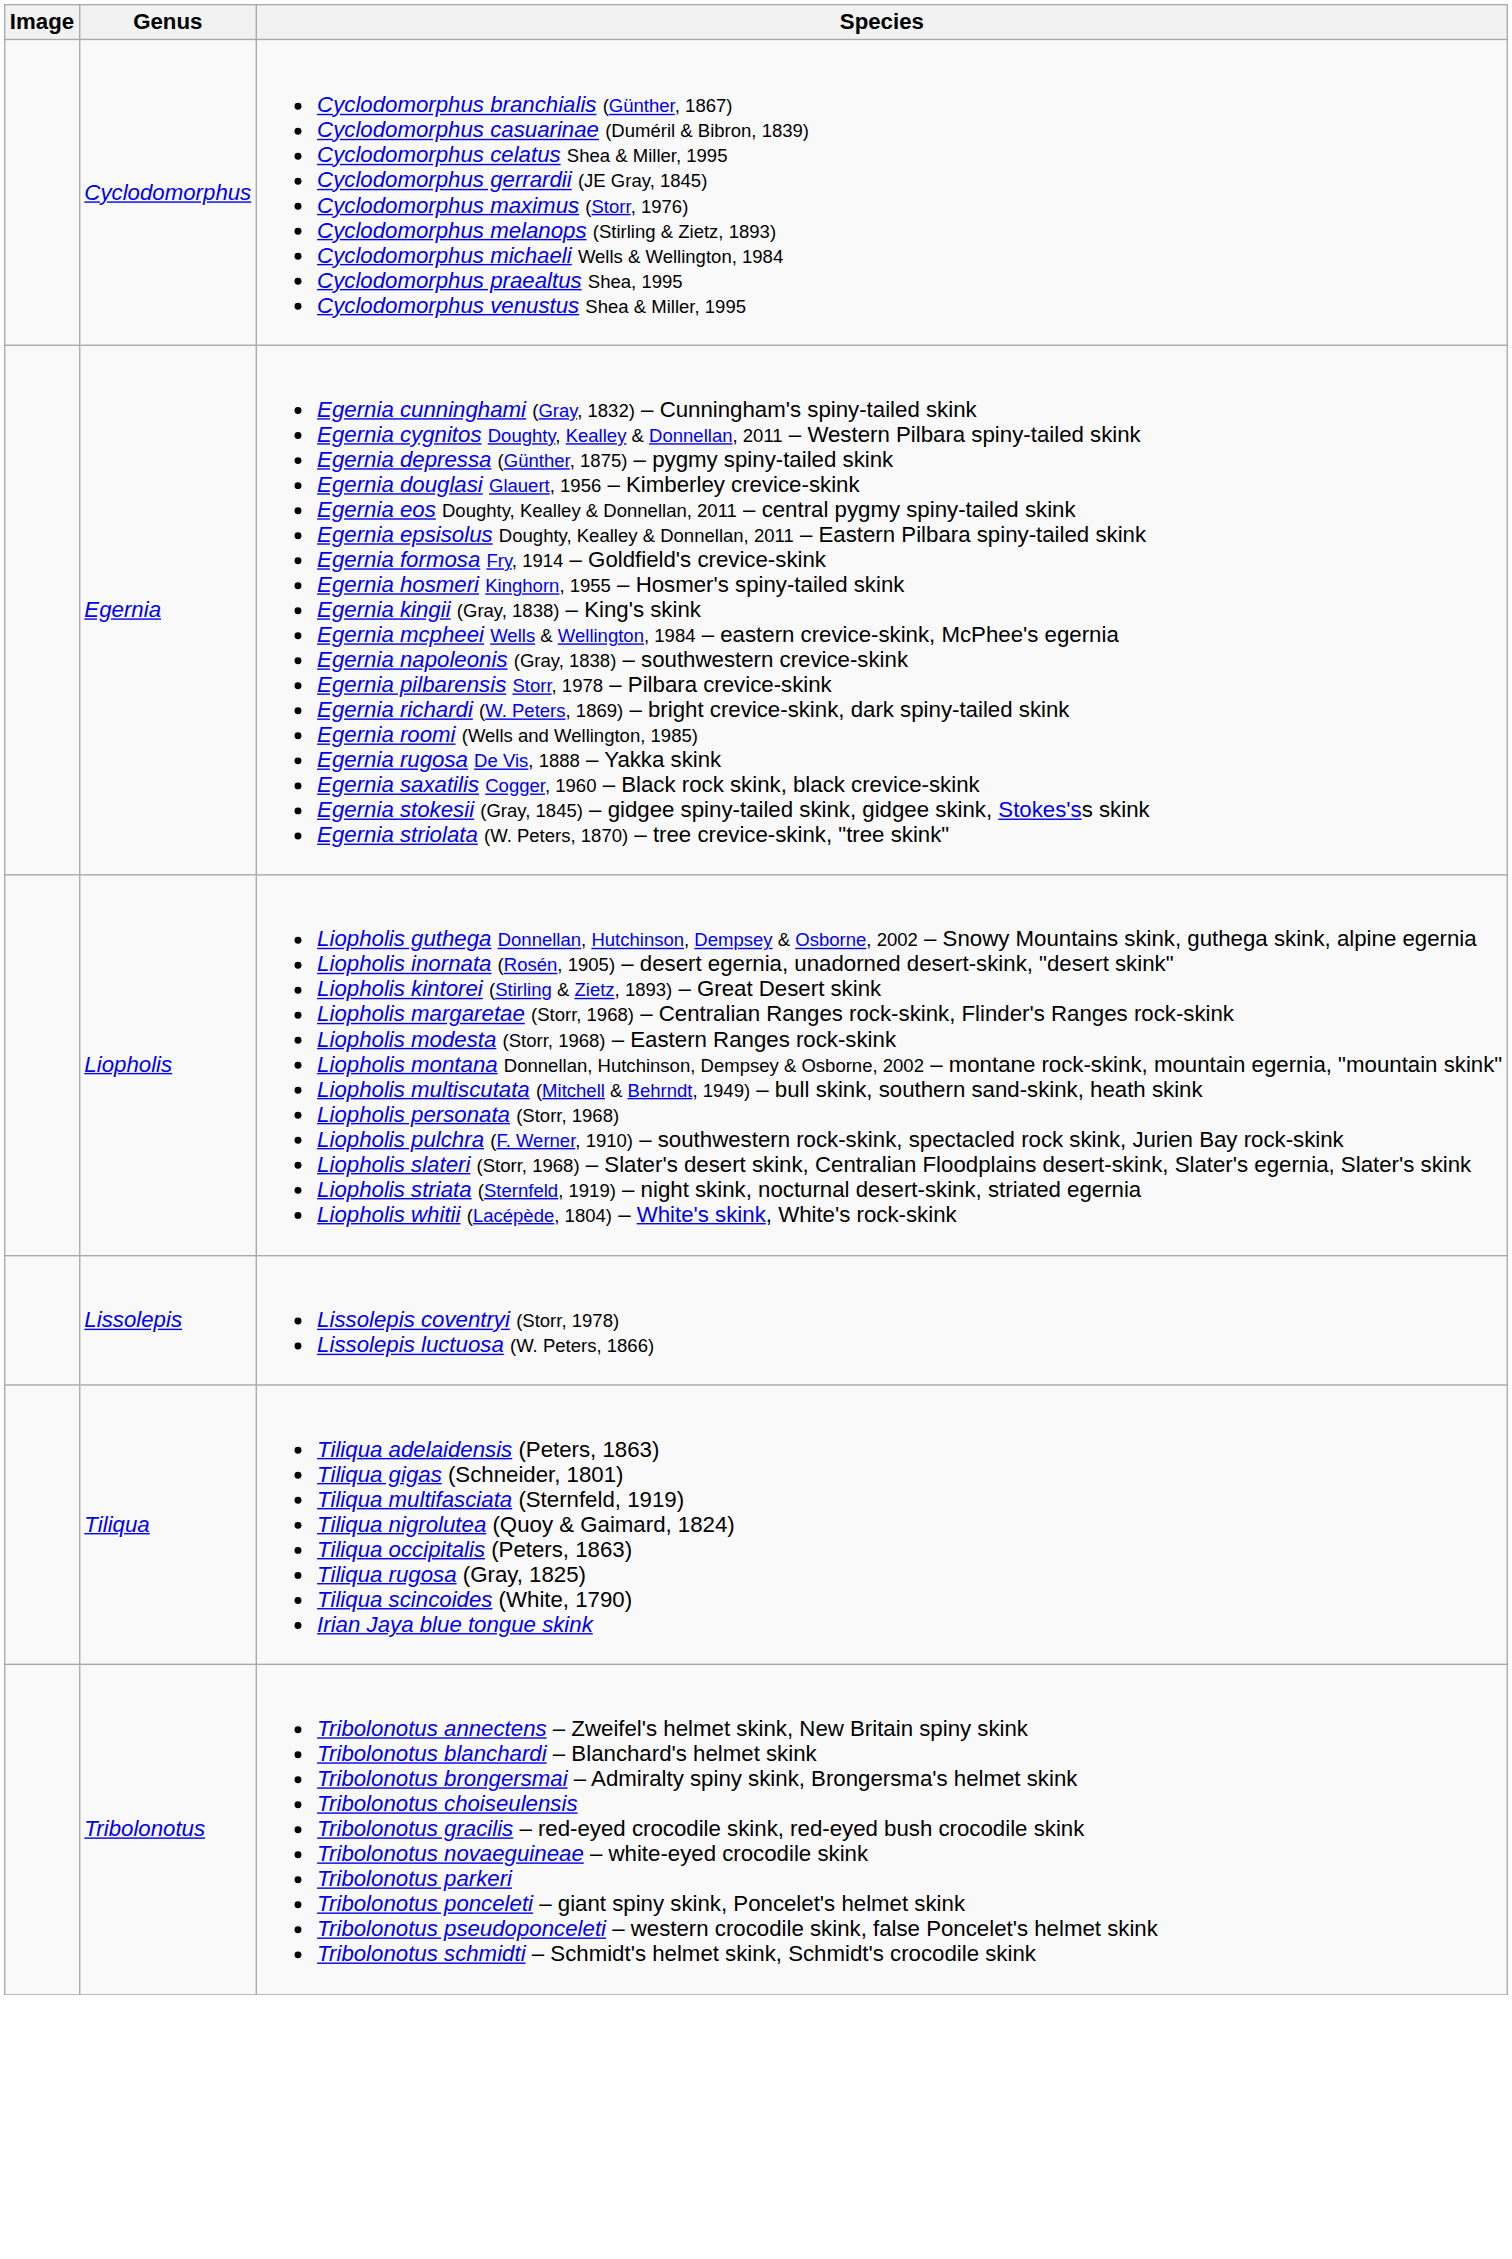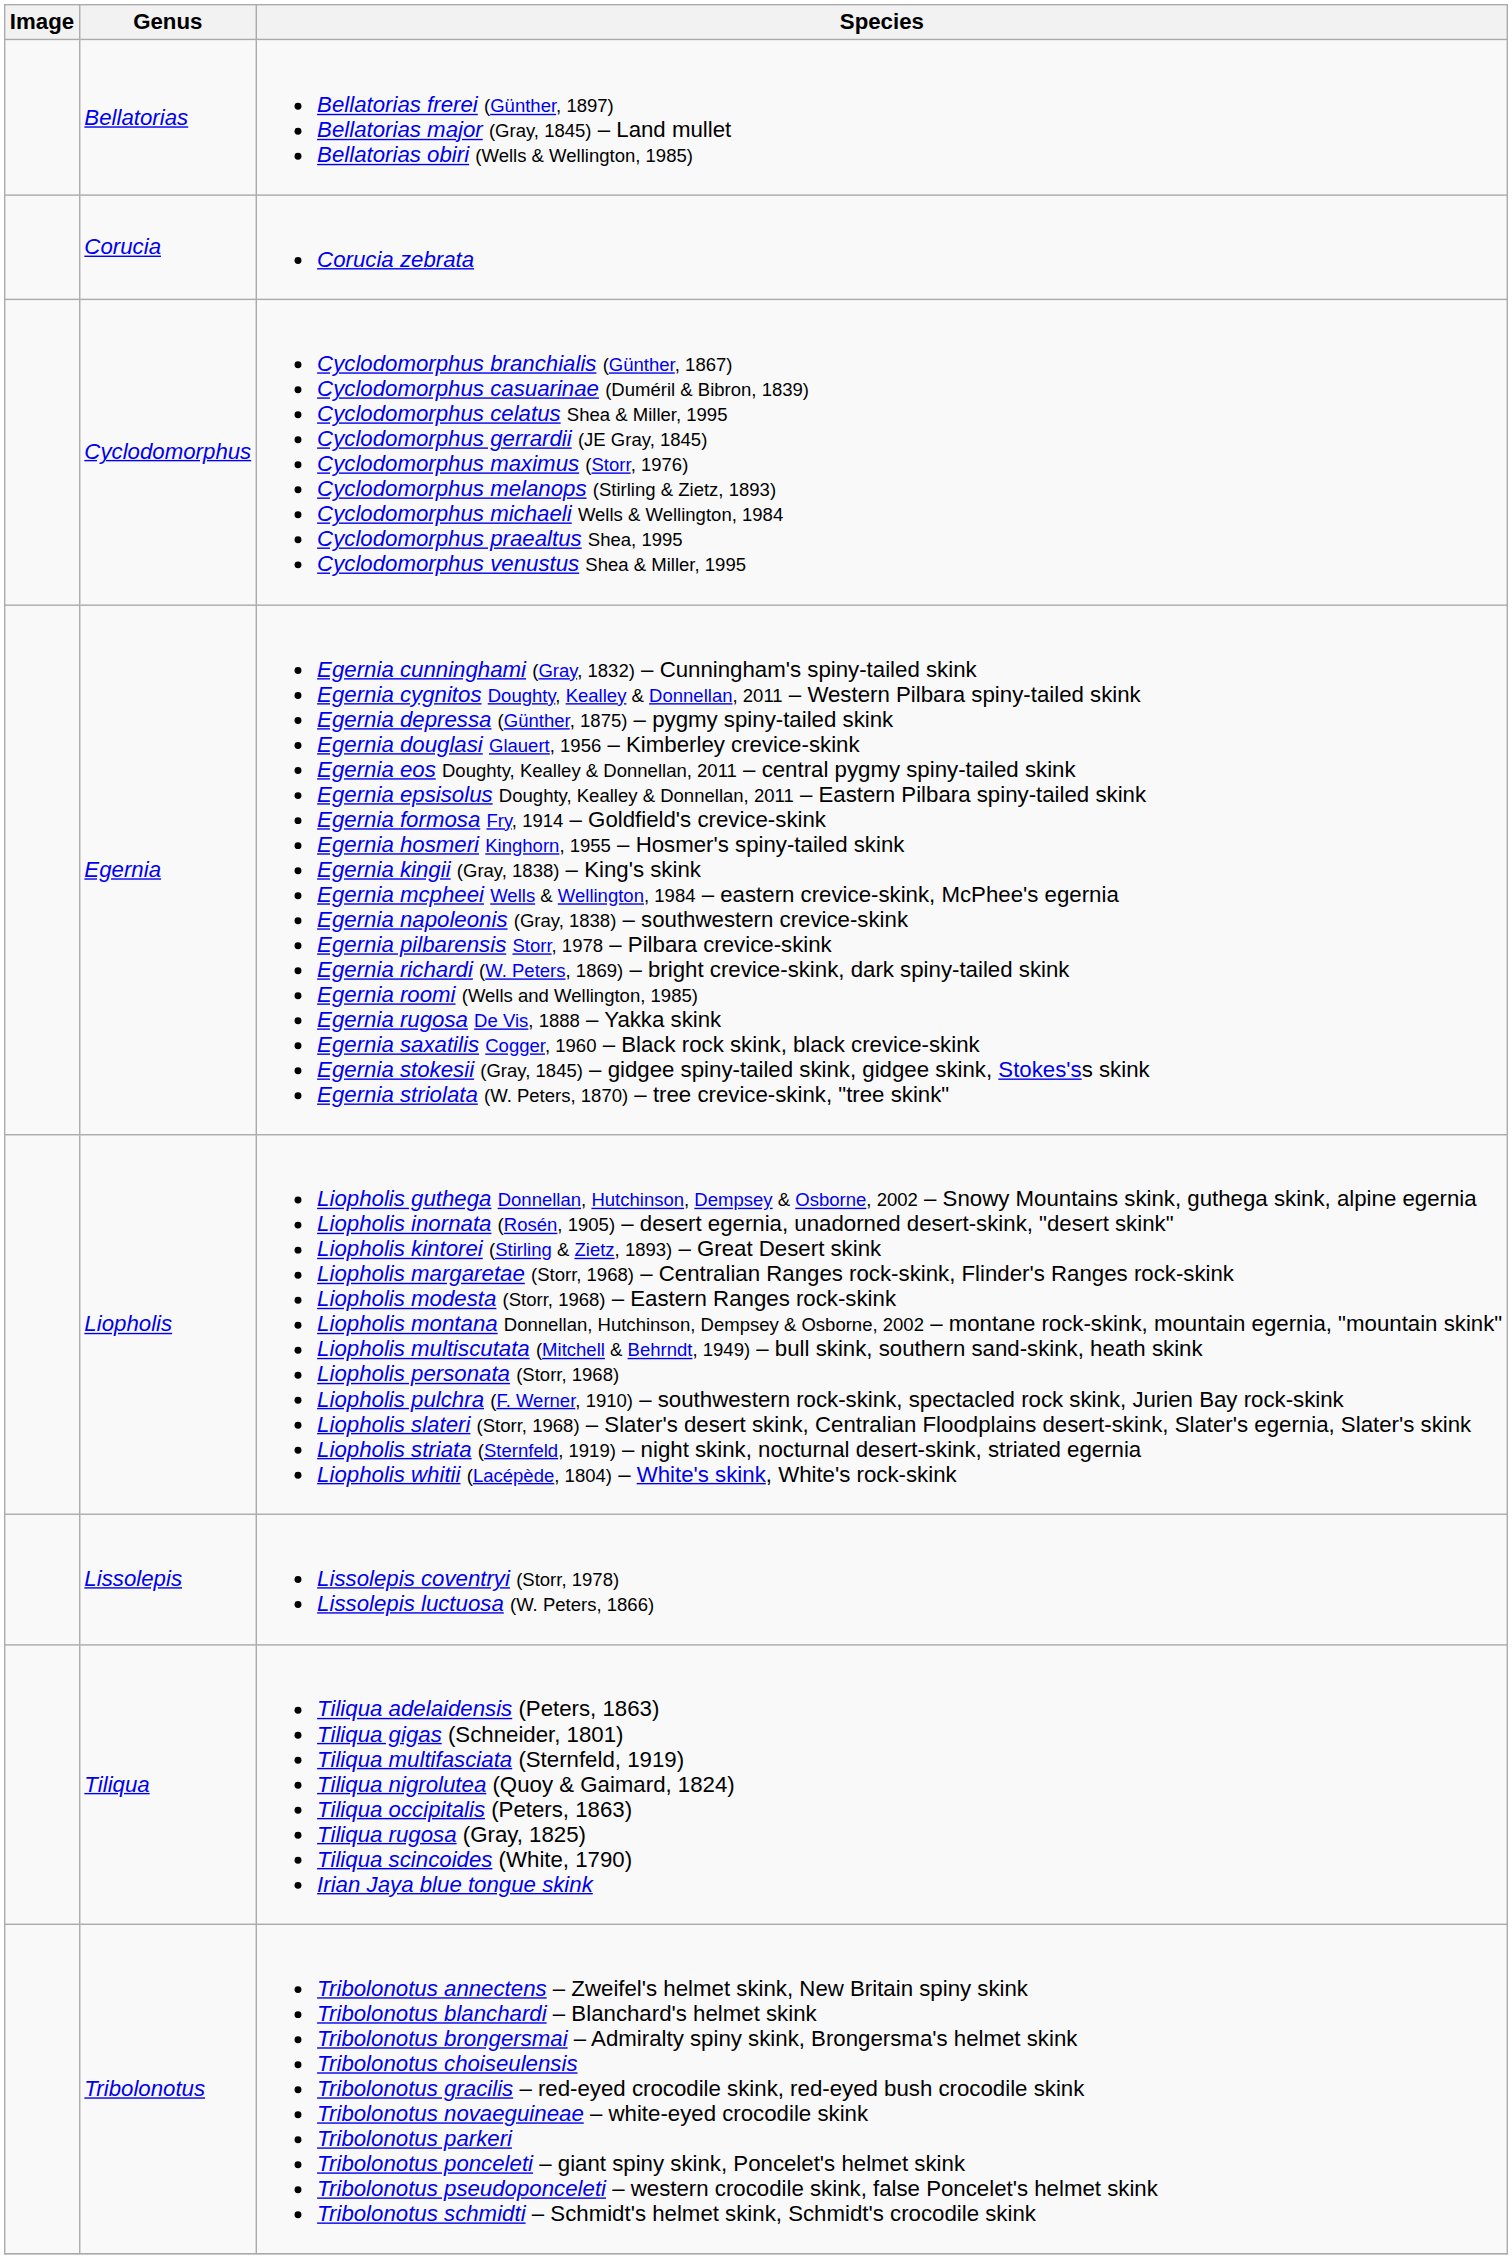+ row: (136, 117)
+ row: (123, 246)
